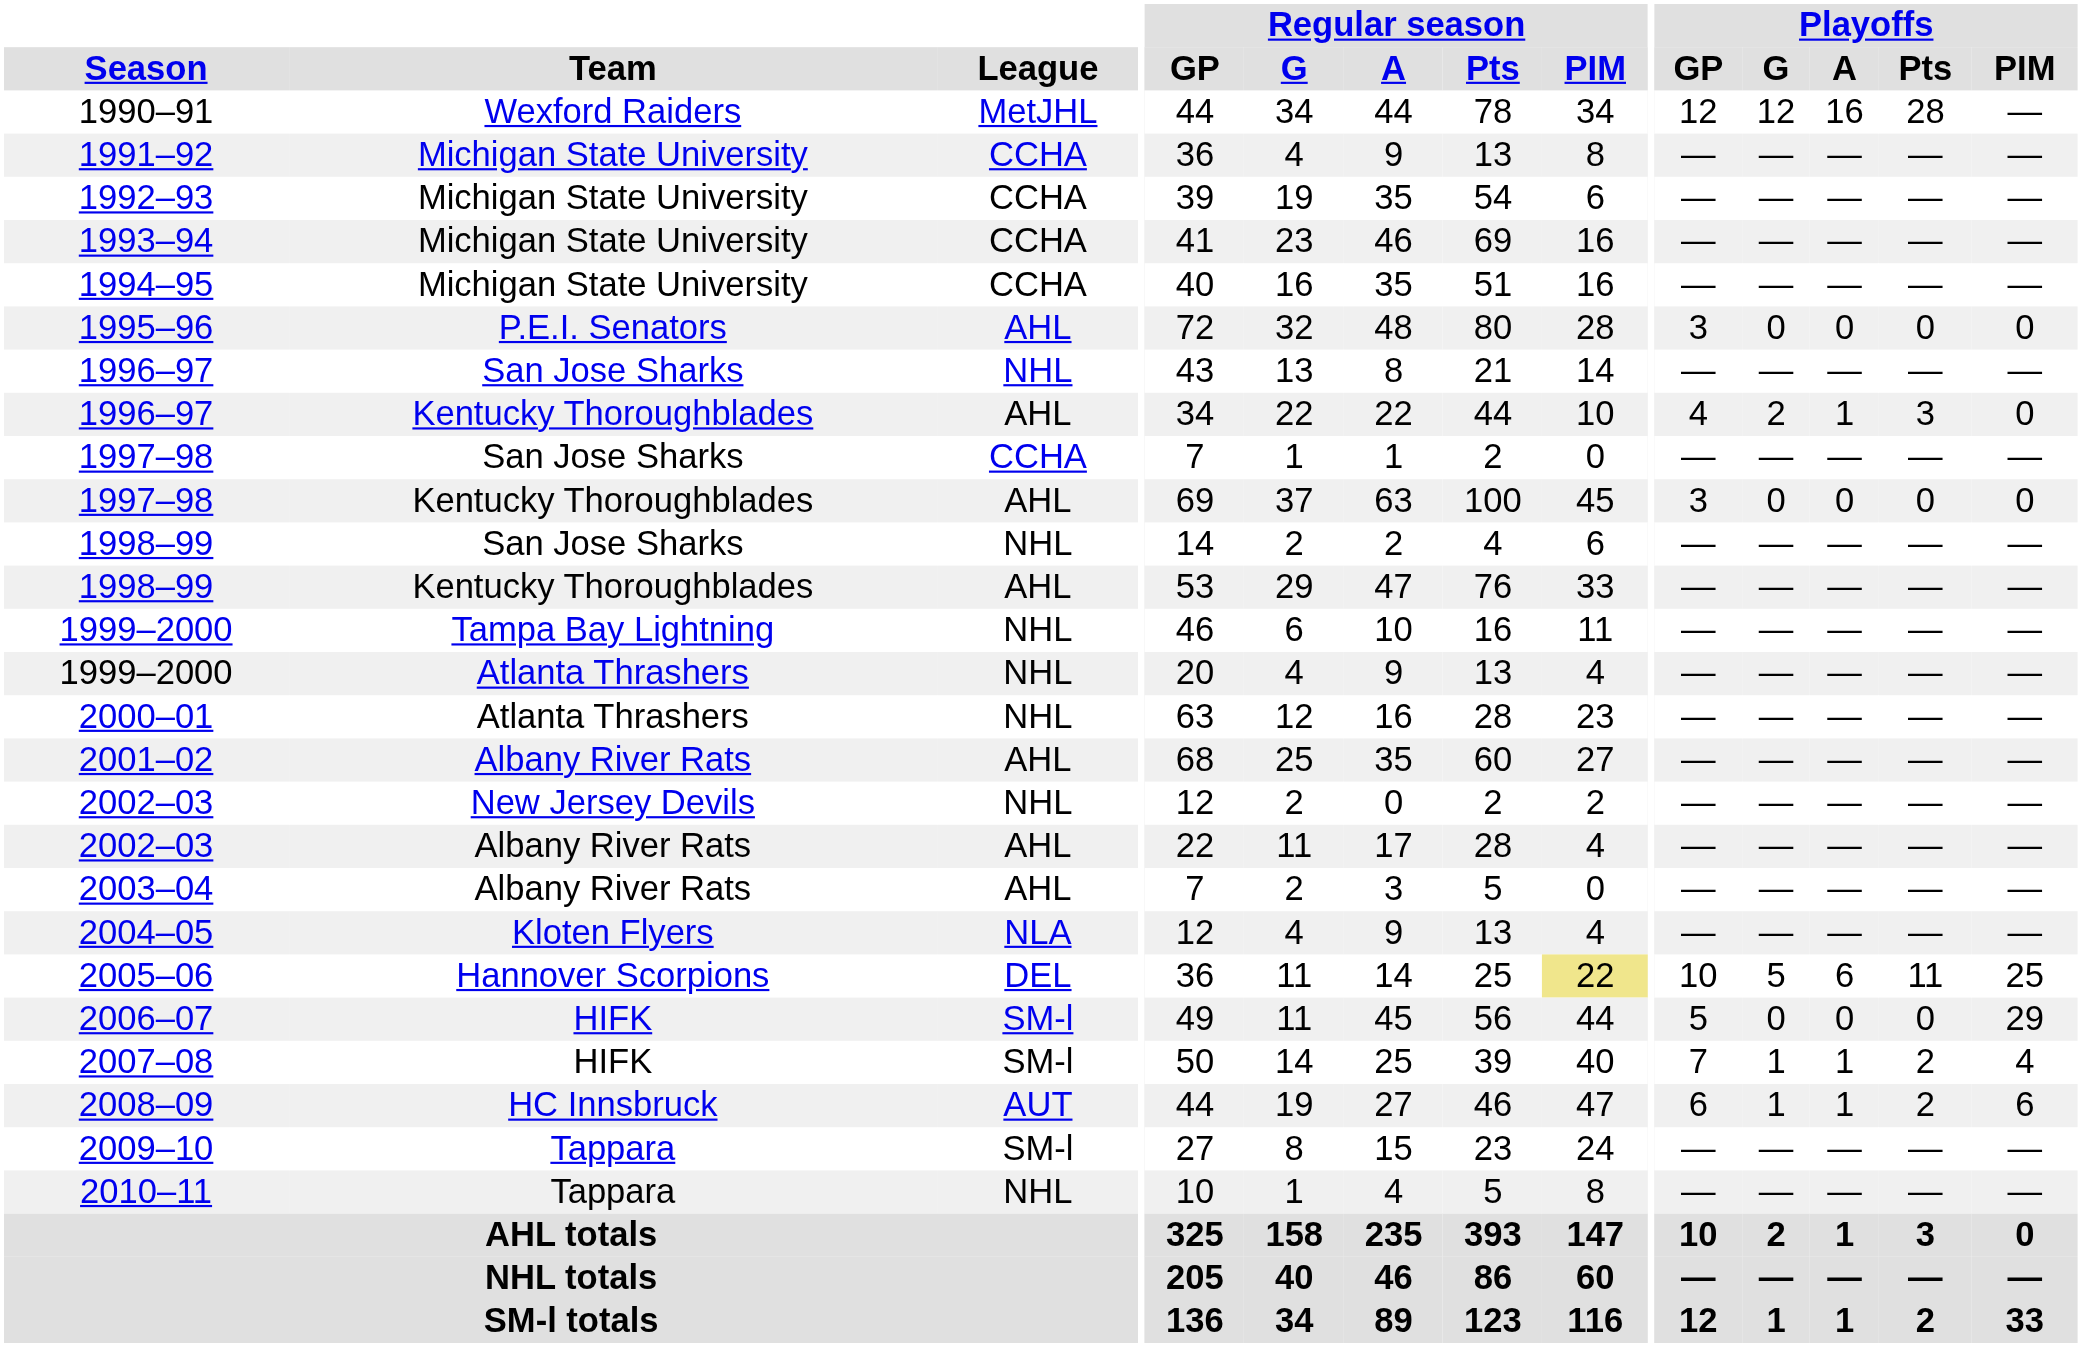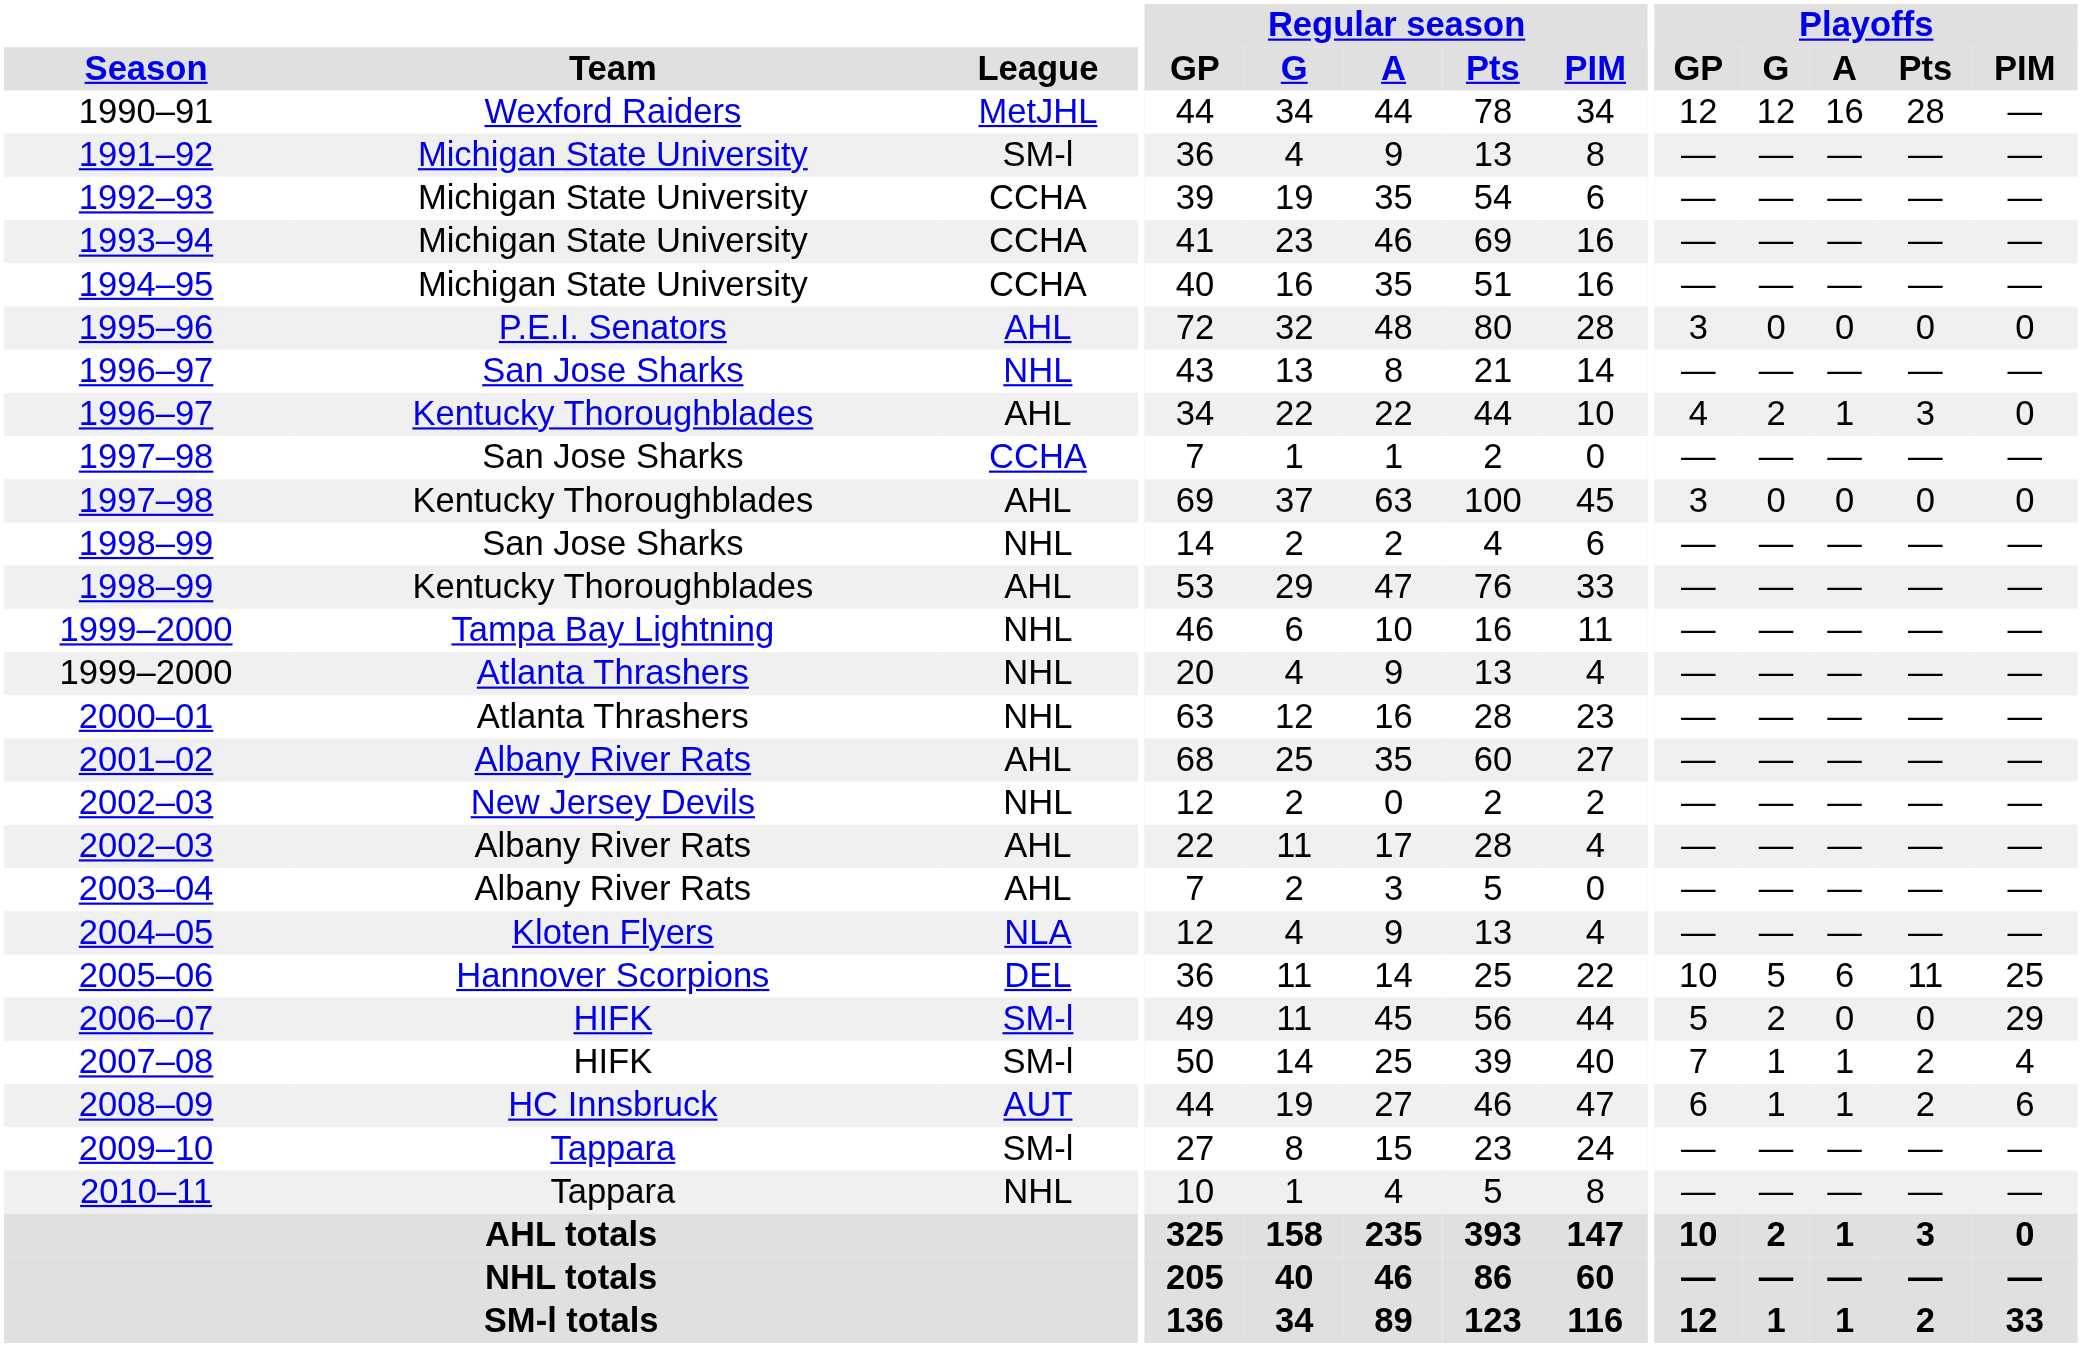(1038, 154) CCHA -> (1038, 154) SM-l
(1595, 975) khaki background -> (1595, 975) no background
(1776, 1018) 0 -> (1776, 1018) 2
